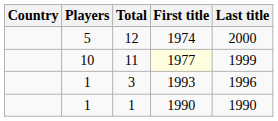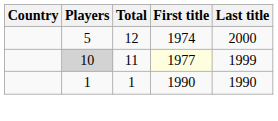(87, 60) no background -> (87, 60) lightgrey background
- row: (131, 82)
